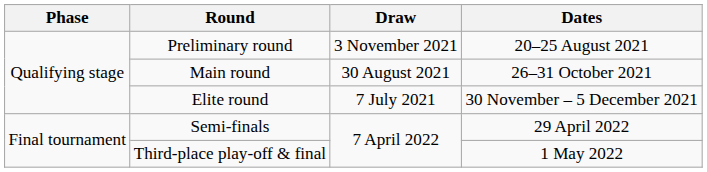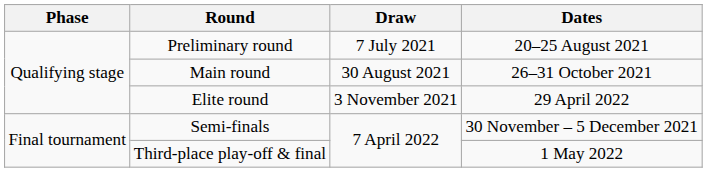(396, 45) 3 November 2021 -> (396, 45) 7 July 2021
(396, 99) 7 July 2021 -> (396, 99) 3 November 2021
(582, 99) 30 November – 5 December 2021 -> (582, 99) 29 April 2022
(582, 126) 29 April 2022 -> (582, 126) 30 November – 5 December 2021
